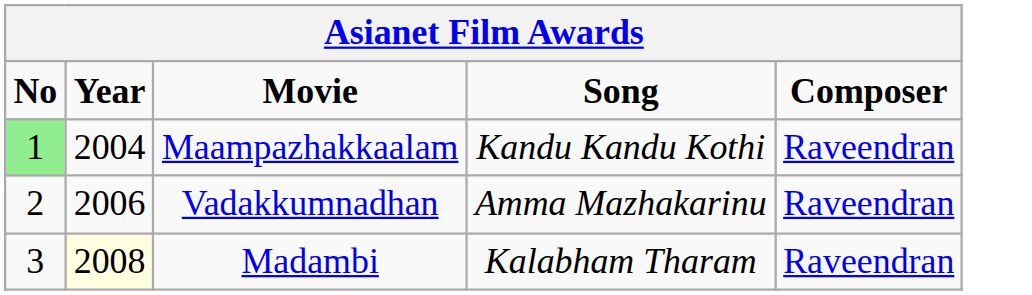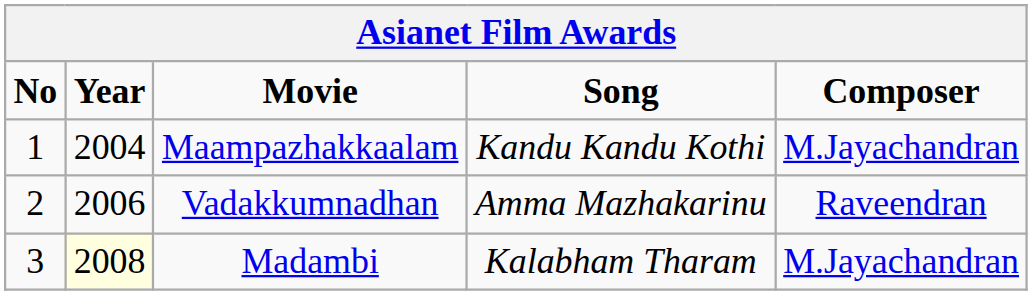(35, 146) lightgreen background -> (35, 146) no background
(869, 146) Raveendran -> (901, 146) M.Jayachandran
(869, 260) Raveendran -> (901, 260) M.Jayachandran
